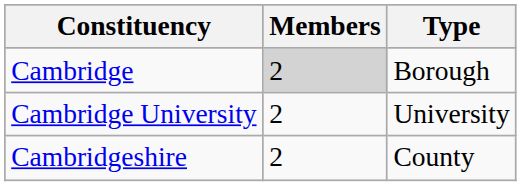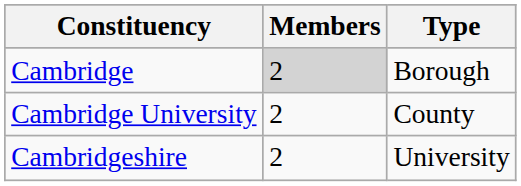(452, 113) University -> (434, 113) County
(434, 157) County -> (452, 157) University
